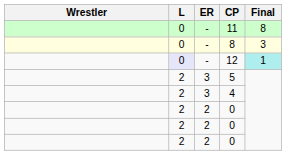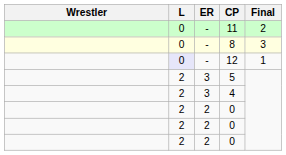(263, 28) 8 -> (263, 28) 2
(263, 61) paleturquoise background -> (263, 61) no background
